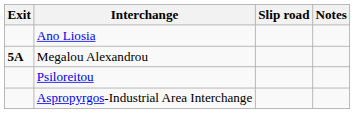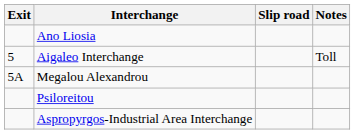+ row: (90, 56)
(15, 56) bold -> (15, 77) normal
